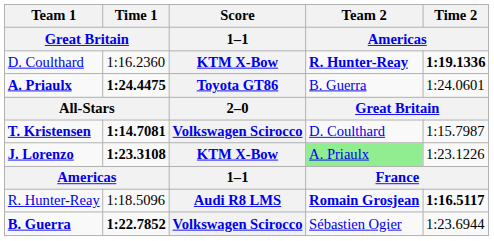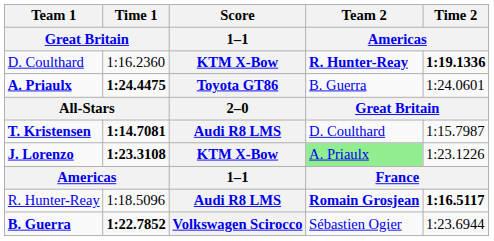(237, 131) Volkswagen Scirocco -> (237, 131) Audi R8 LMS
